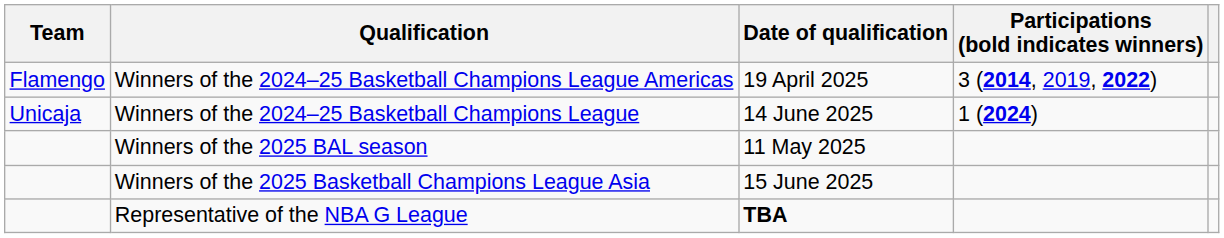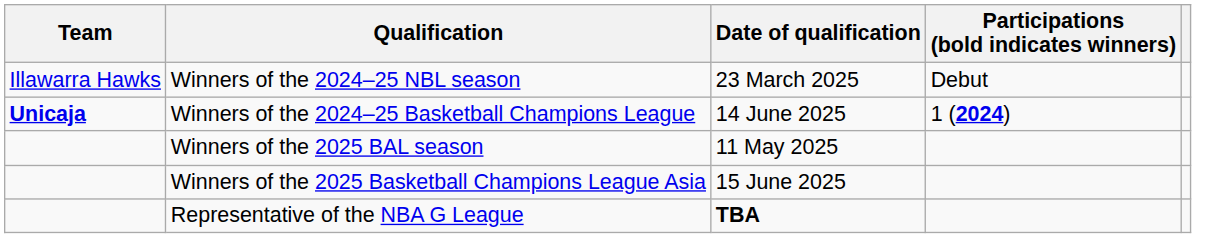+ row: (346, 79)
- row: (424, 79)
(45, 113) normal -> (48, 113) bold
